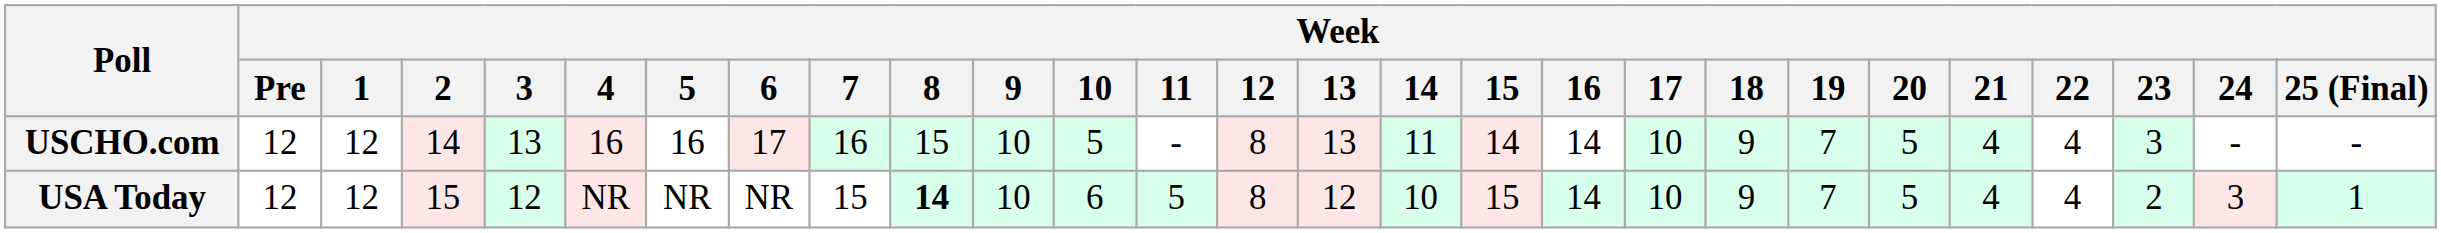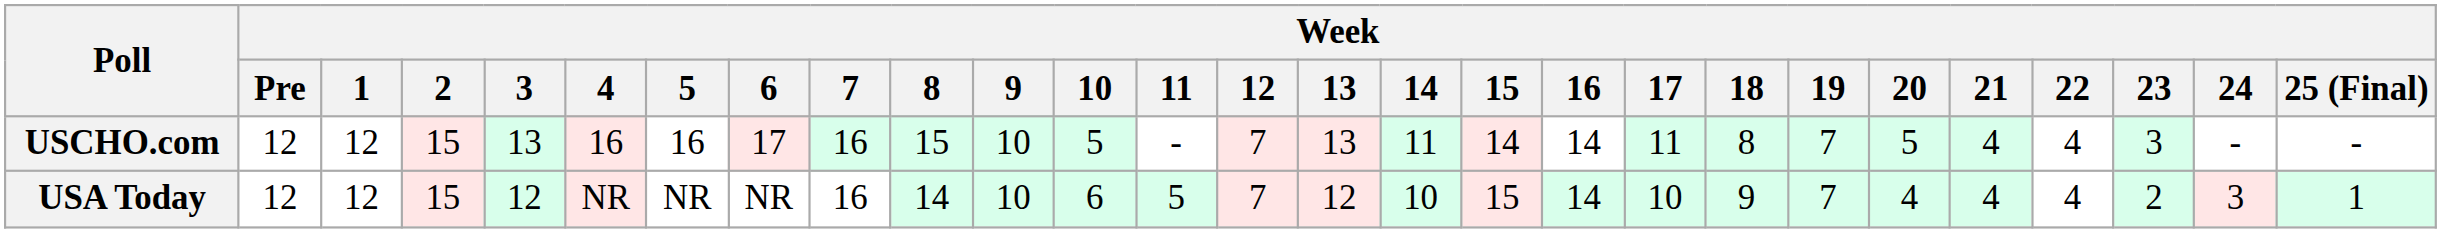(443, 142) 14 -> (443, 142) 15
(1258, 142) 8 -> (1258, 142) 7
(1665, 142) 10 -> (1665, 142) 11
(1747, 142) 9 -> (1747, 142) 8
(850, 198) 15 -> (850, 198) 16
(932, 198) bold -> (932, 198) normal
(1258, 198) 8 -> (1258, 198) 7
(1909, 198) 5 -> (1909, 198) 4
